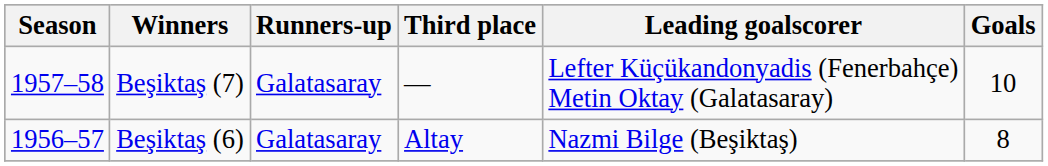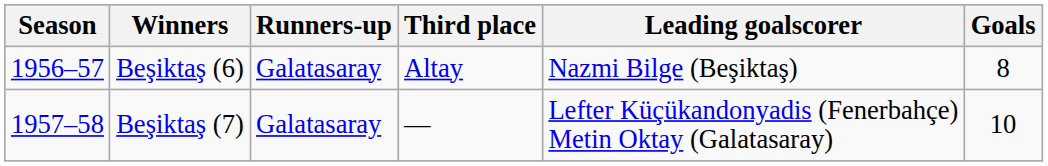rows swapped: (180, 139) <-> (180, 82)
